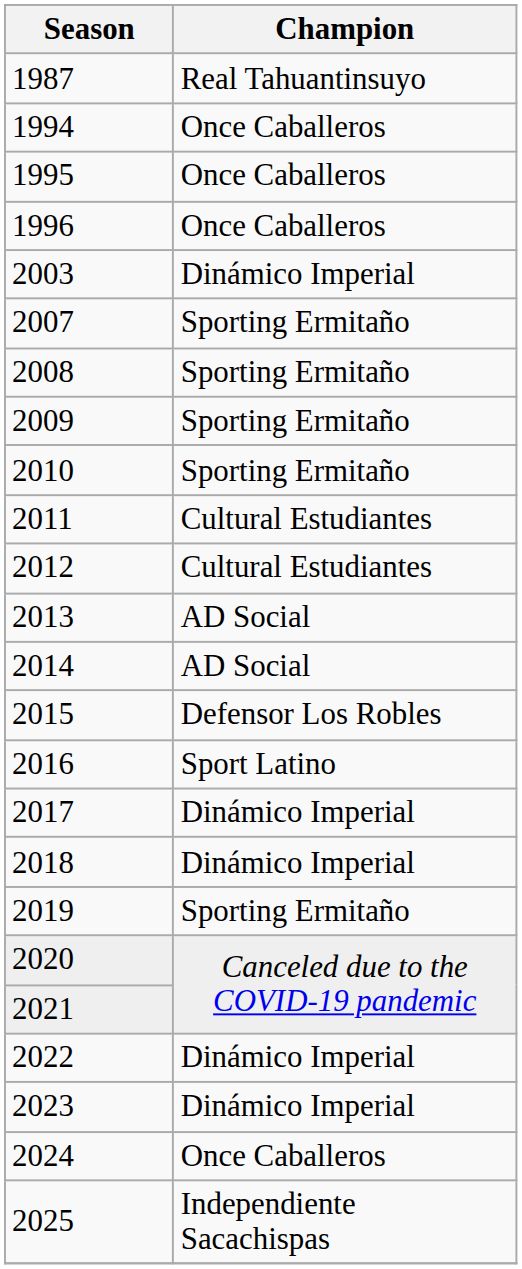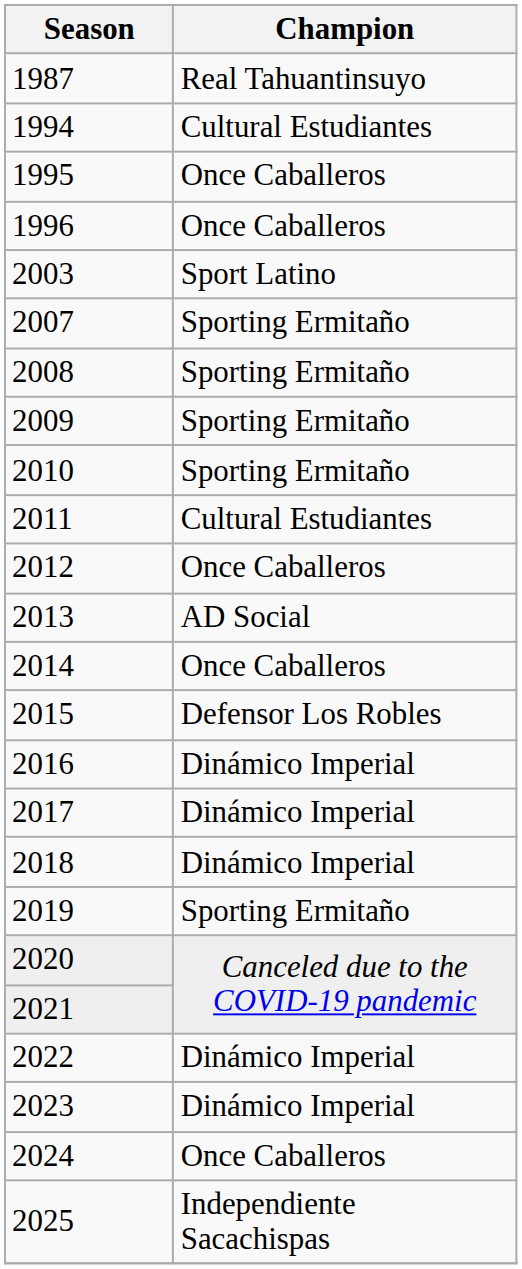(283, 126) Once Caballeros -> (306, 126) Cultural Estudiantes
(298, 273) Dinámico Imperial -> (258, 273) Sport Latino
(306, 567) Cultural Estudiantes -> (283, 567) Once Caballeros
(245, 665) AD Social -> (283, 665) Once Caballeros
(258, 763) Sport Latino -> (298, 763) Dinámico Imperial
